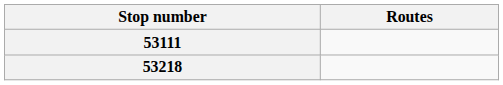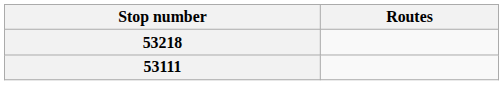rows swapped: (163, 42) <-> (162, 67)
